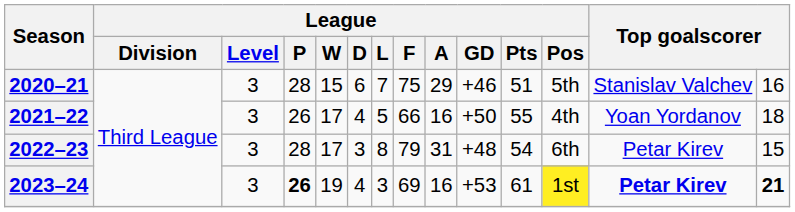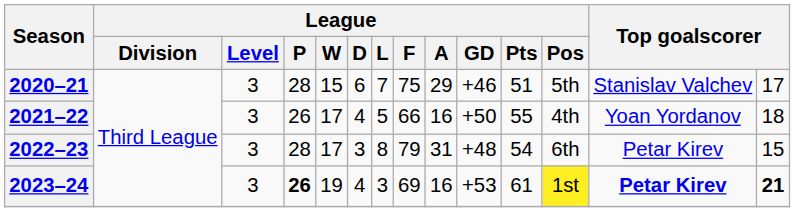(773, 85) 16 -> (773, 85) 17
